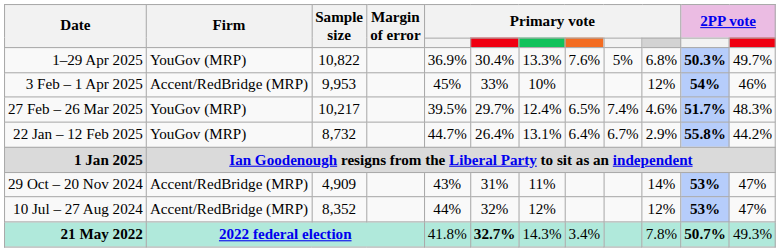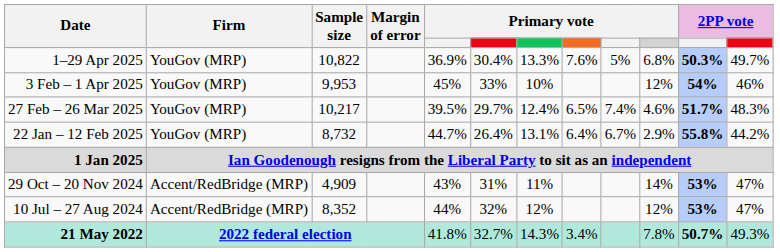(229, 85) Accent/RedBridge (MRP) -> (198, 85) YouGov (MRP)
(495, 234) bold -> (493, 234) normal
